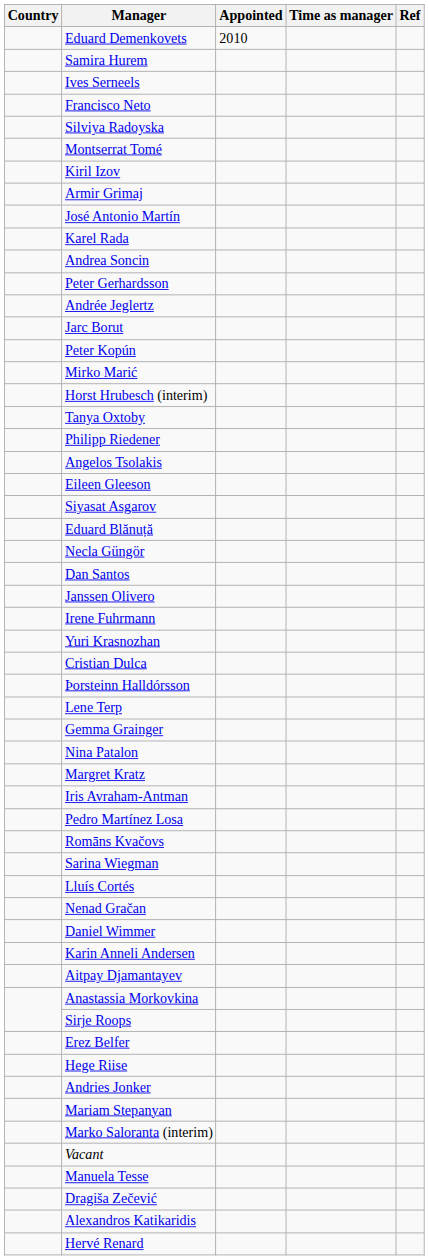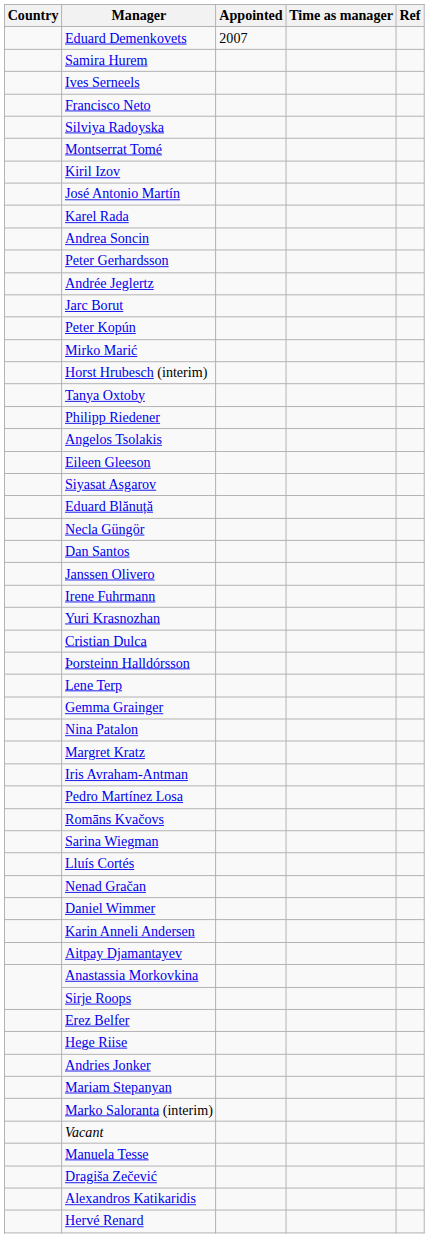(233, 37) 2010 -> (233, 37) 2007
- row: (104, 194)
